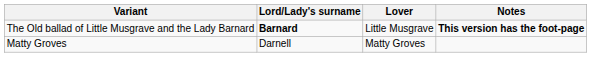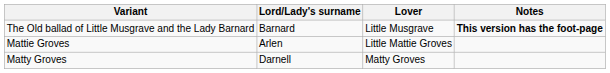(278, 28) bold -> (277, 28) normal
+ row: (38, 44)
